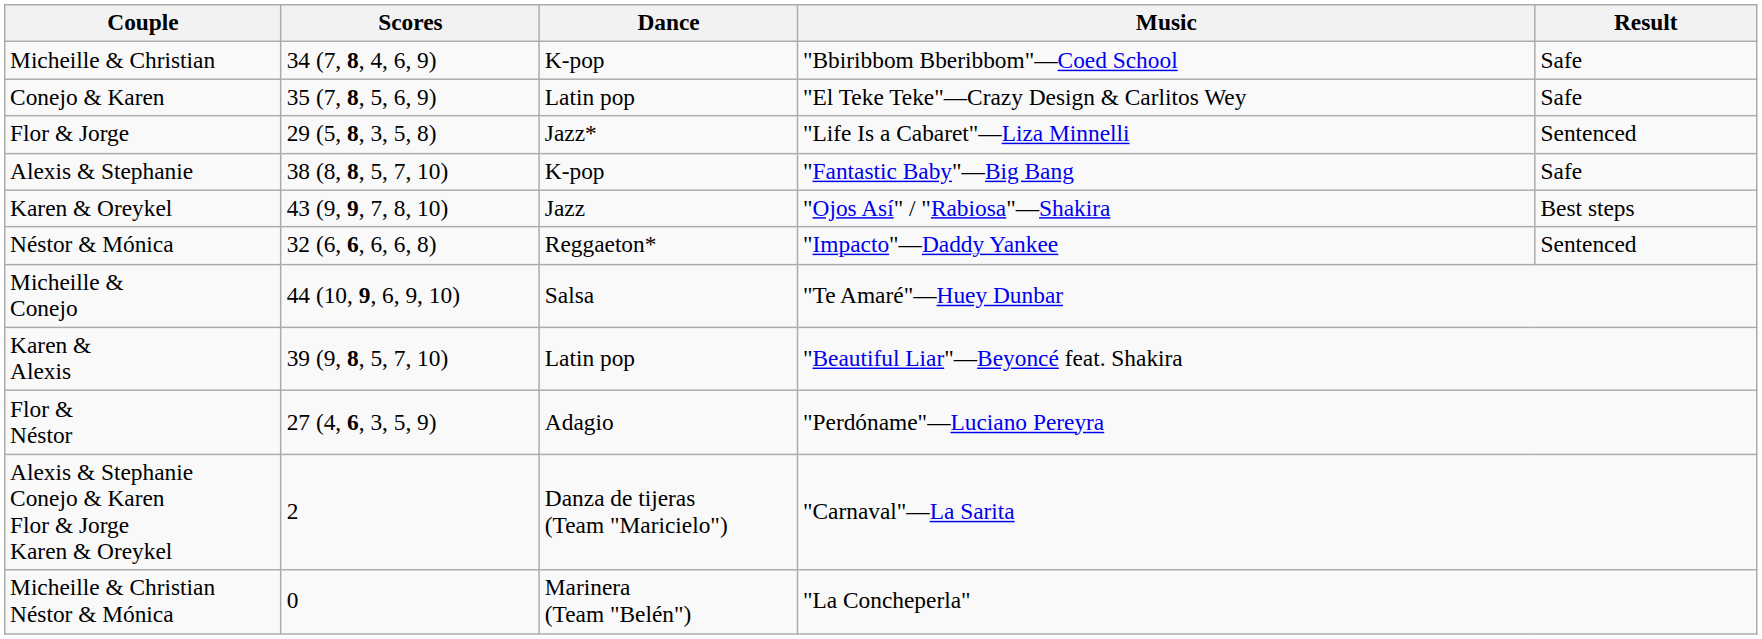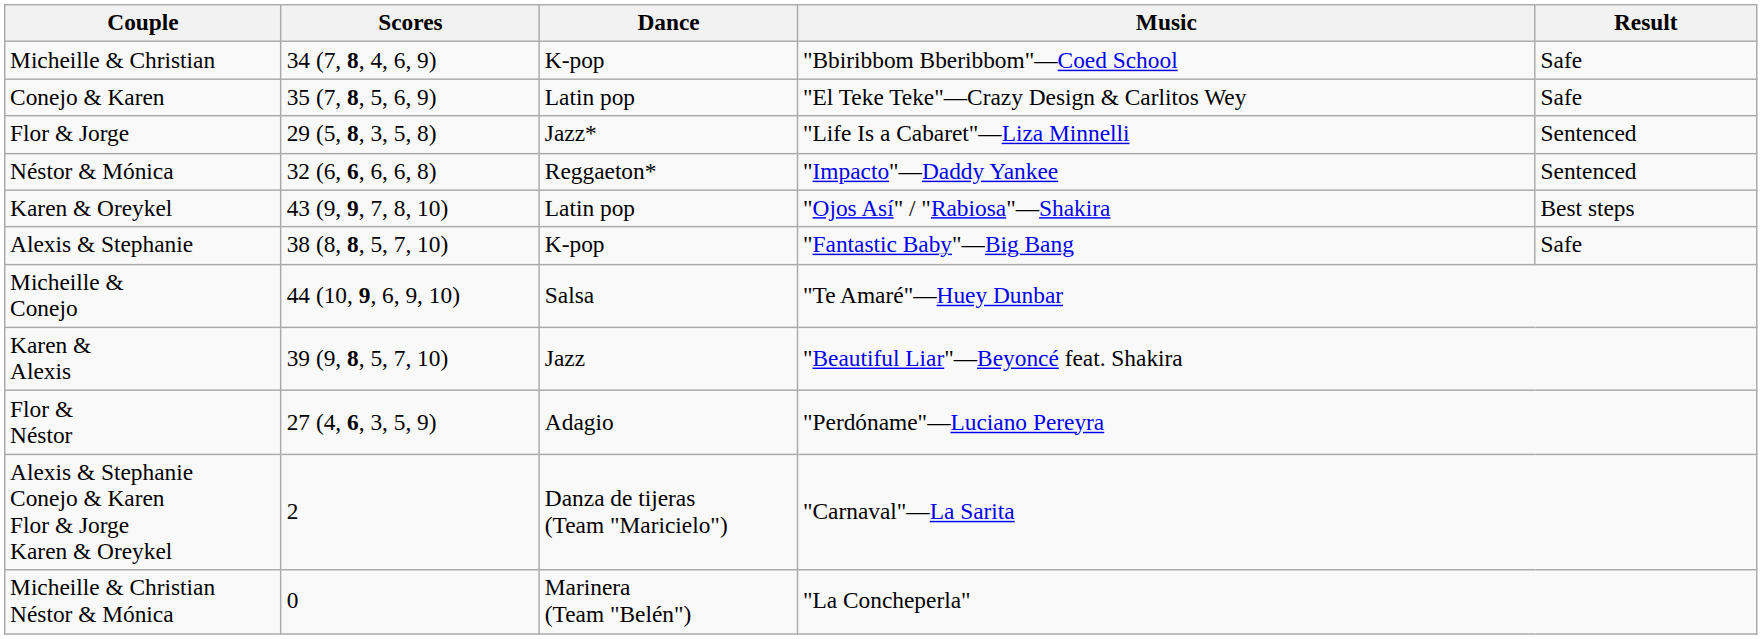rows swapped: (92, 245) <-> (102, 171)
(565, 208) Jazz -> (590, 208) Latin pop
(590, 358) Latin pop -> (565, 358) Jazz
